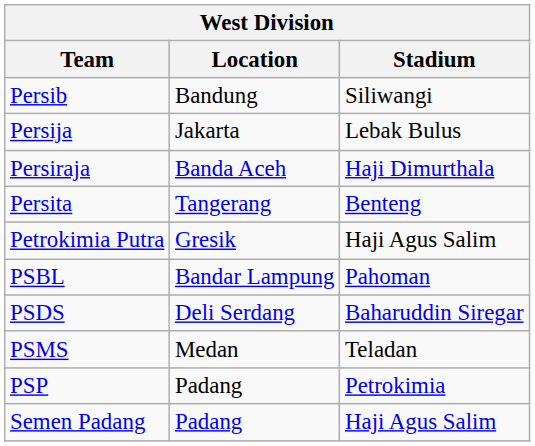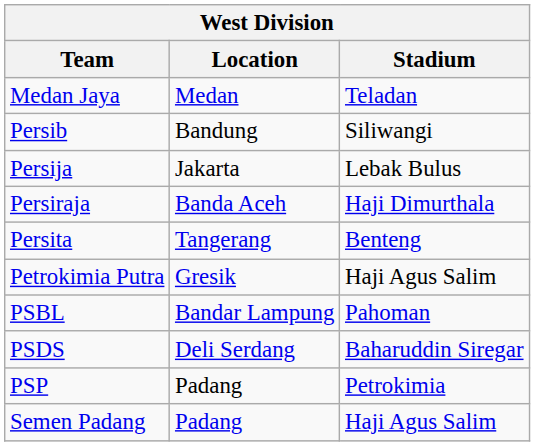+ row: (65, 95)
- row: (39, 349)
